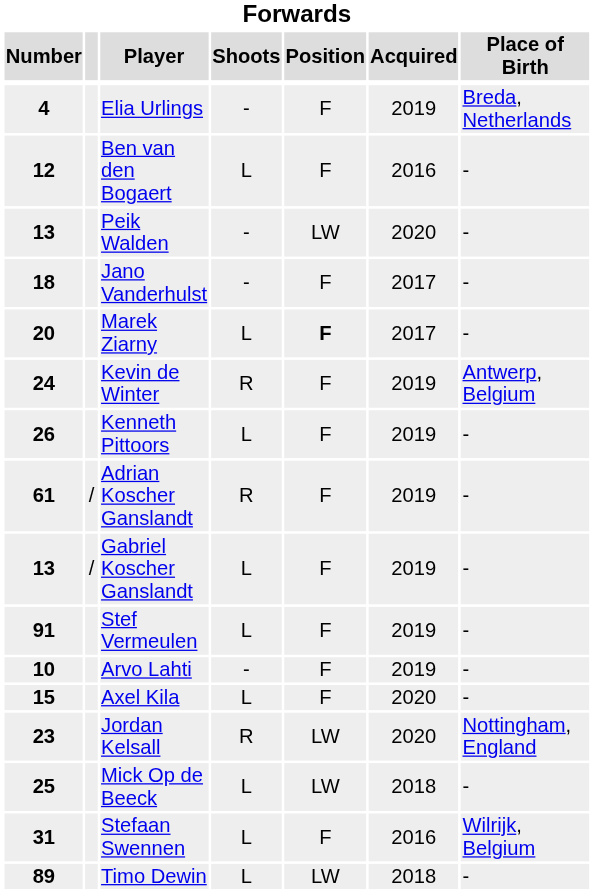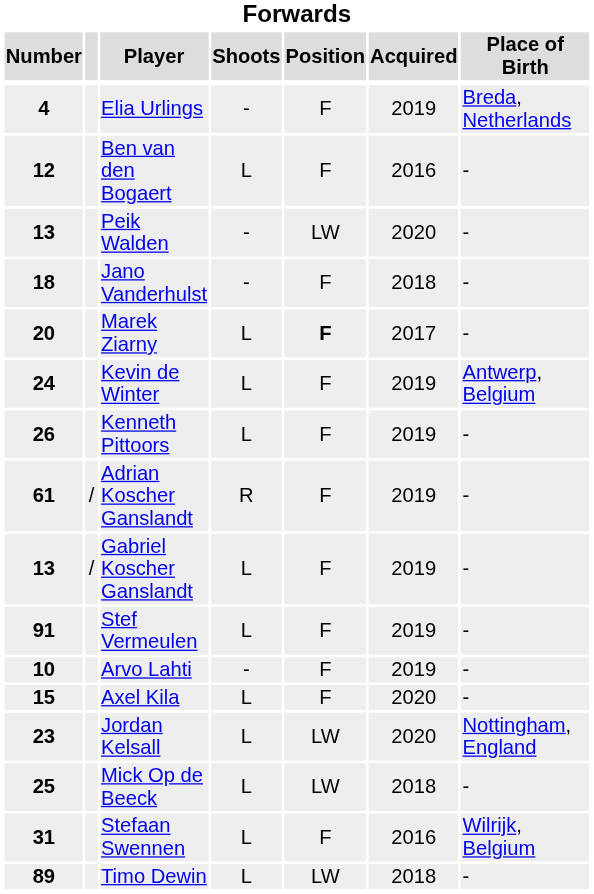(414, 282) 2017 -> (414, 282) 2018
(246, 383) R -> (246, 383) L
(246, 736) R -> (246, 736) L
